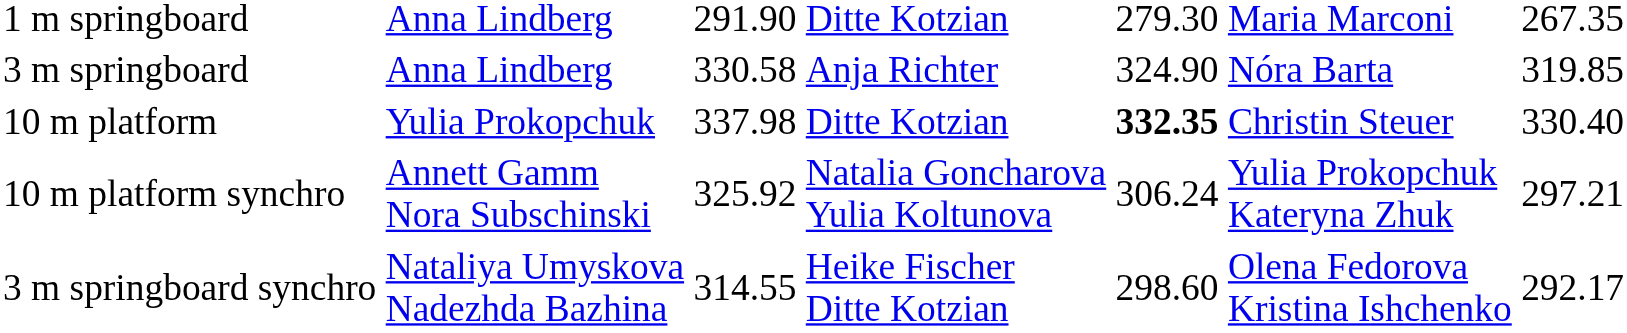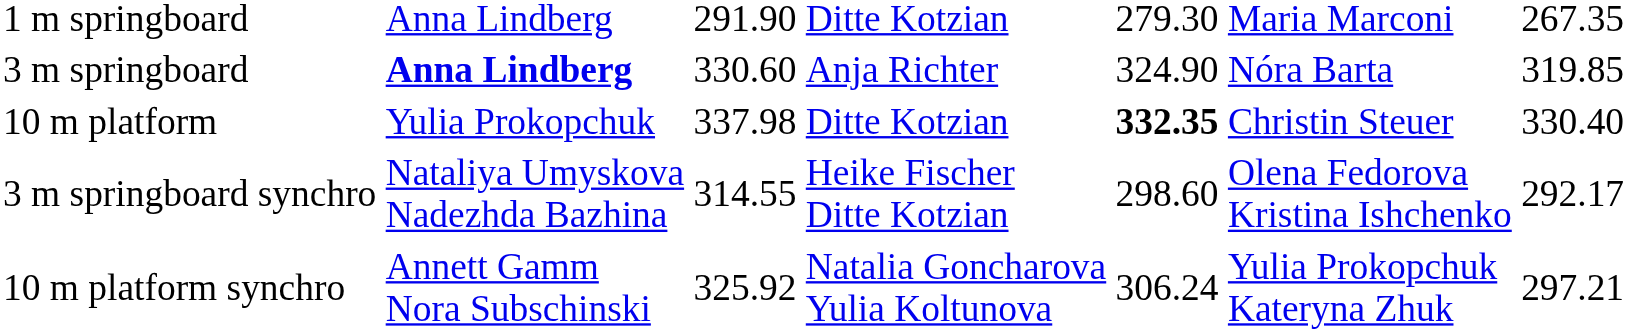(499, 69) normal -> (509, 69) bold
(745, 69) 330.58 -> (745, 69) 330.60
rows swapped: (190, 287) <-> (174, 193)
